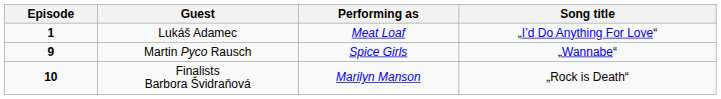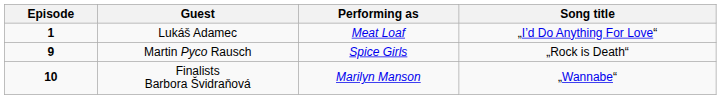(588, 52) „Wannabe“ -> (588, 52) „Rock is Death“
(588, 77) „Rock is Death“ -> (588, 77) „Wannabe“
